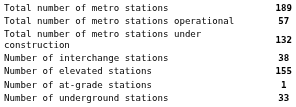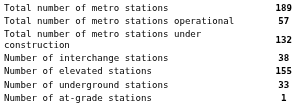rows swapped: (86, 98) <-> (78, 84)
